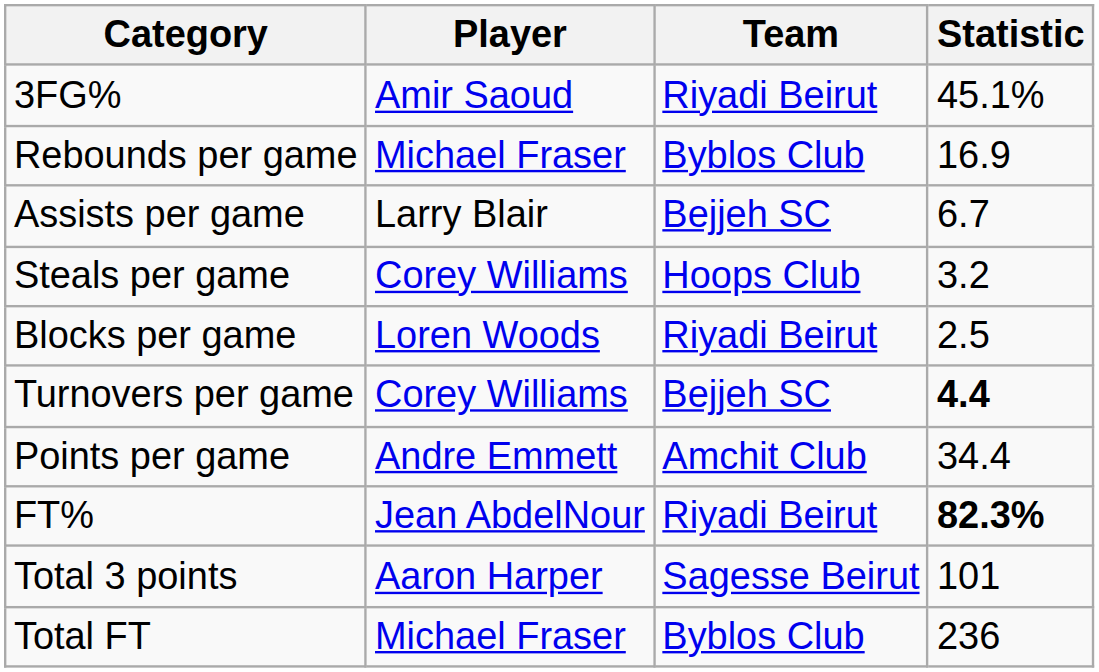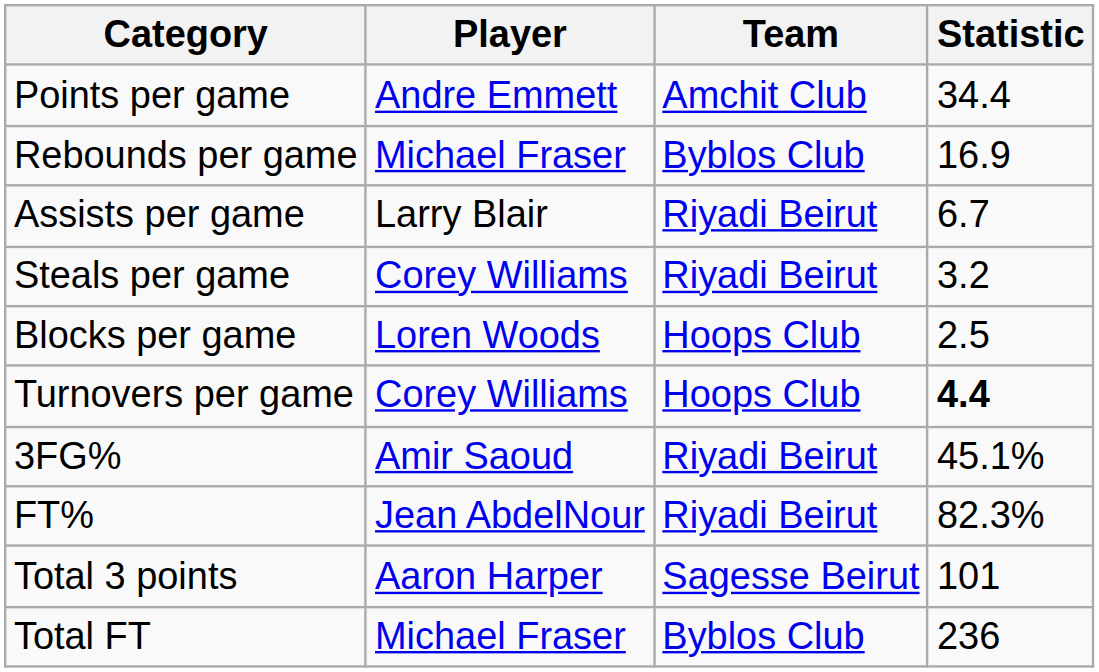rows swapped: (152, 455) <-> (68, 94)
(747, 214) Bejjeh SC -> (770, 214) Riyadi Beirut
(761, 275) Hoops Club -> (770, 275) Riyadi Beirut
(770, 335) Riyadi Beirut -> (761, 335) Hoops Club
(747, 395) Bejjeh SC -> (761, 395) Hoops Club
(991, 515) bold -> (991, 515) normal
